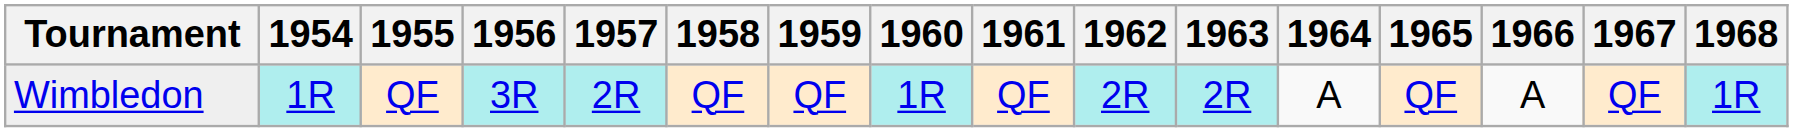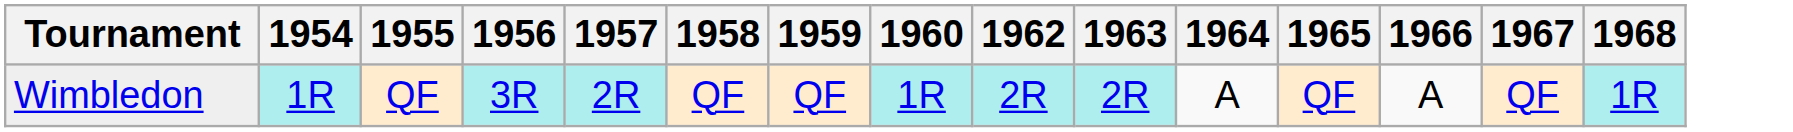- column: (1023, 34)
